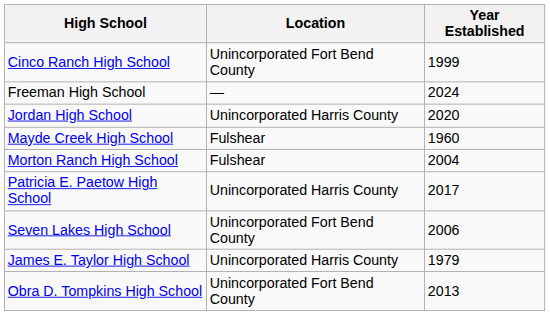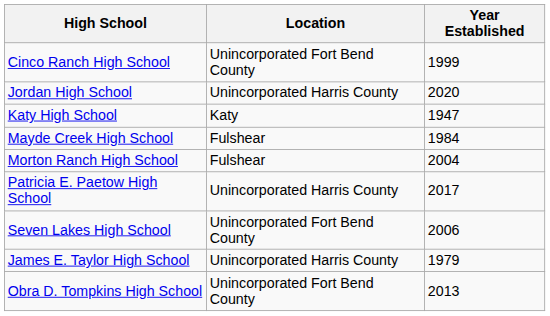- row: (77, 92)
+ row: (62, 115)
(444, 138) 1960 -> (444, 138) 1984
